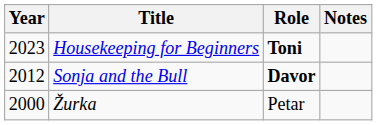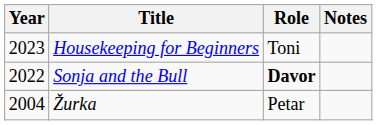(285, 47) bold -> (284, 47) normal
(27, 76) 2012 -> (27, 76) 2022
(27, 104) 2000 -> (27, 104) 2004
